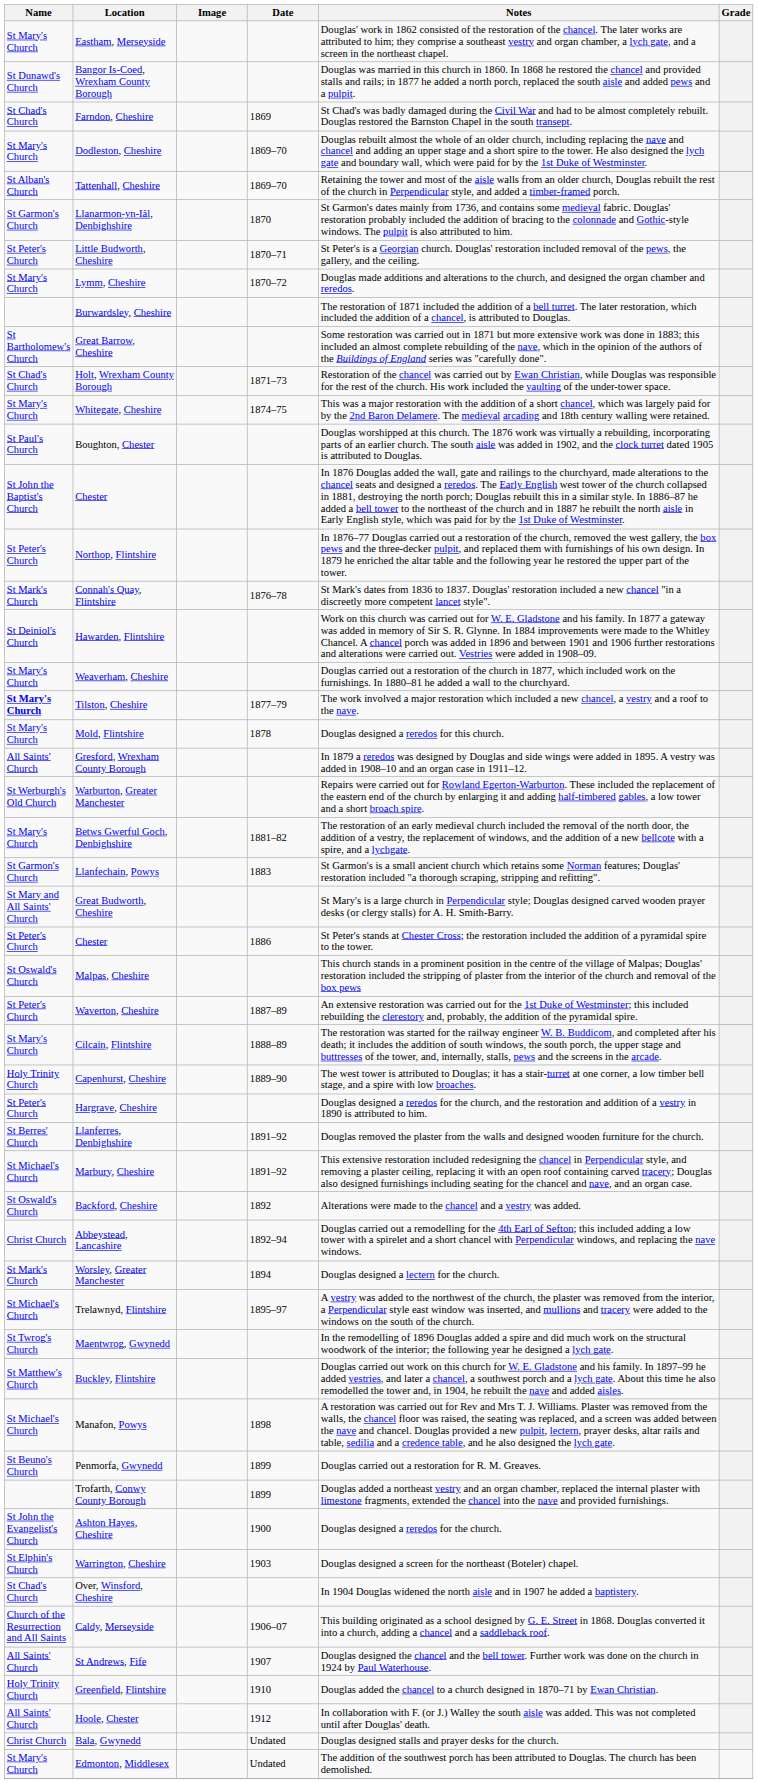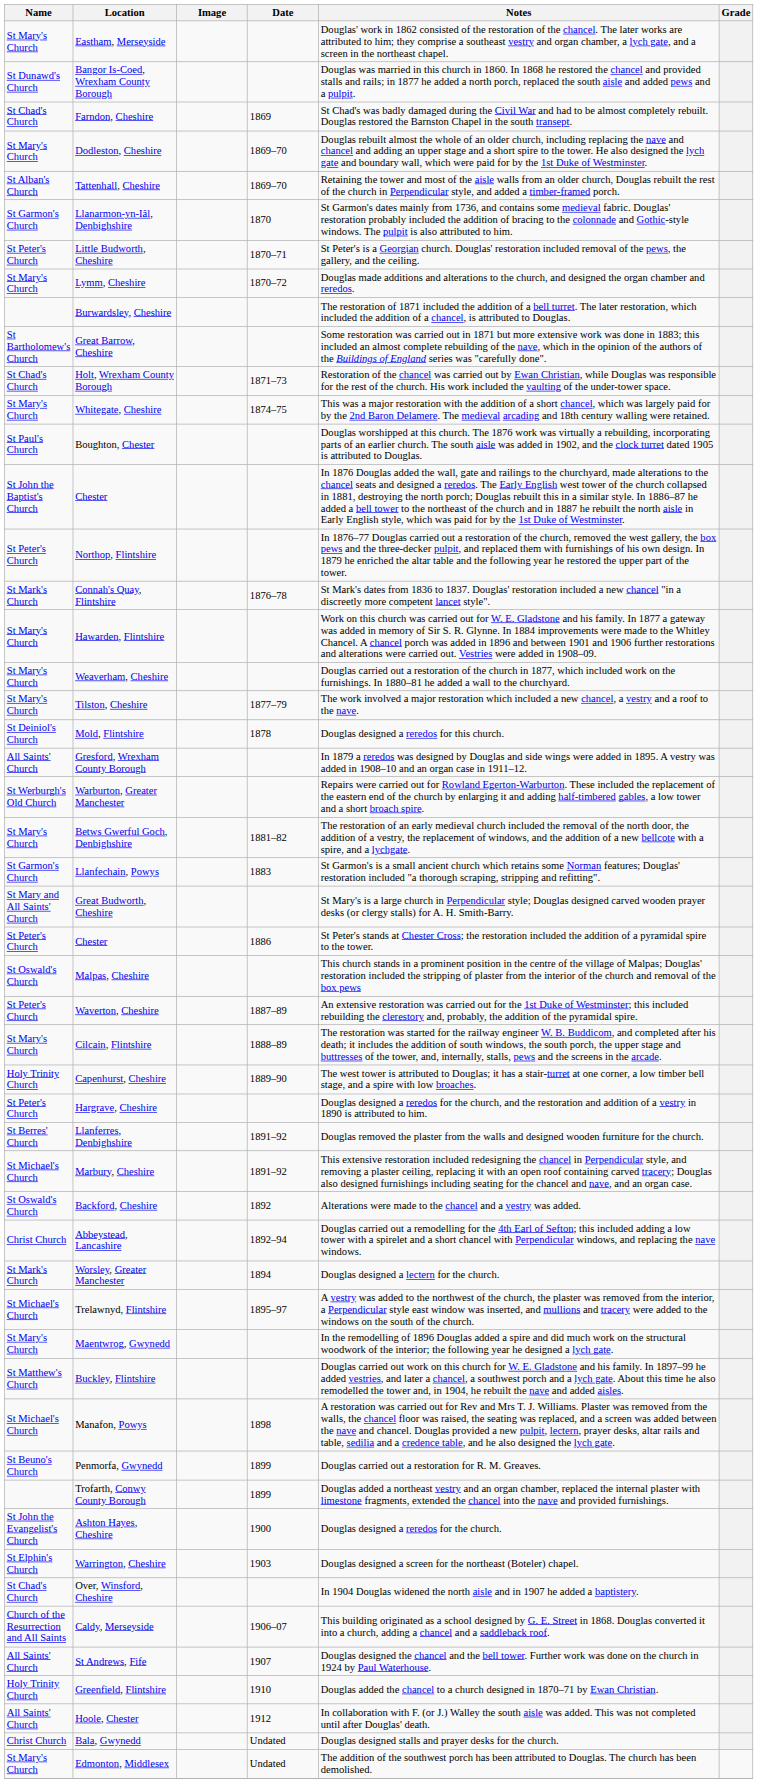(31, 636) St Deiniol's Church -> (27, 636) St Mary's Church
(29, 705) bold -> (27, 705) normal
(27, 733) St Mary's Church -> (31, 733) St Deiniol's Church
(29, 1344) St Twrog's Church -> (27, 1344) St Mary's Church
